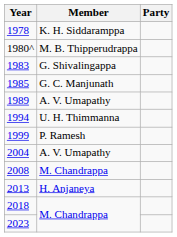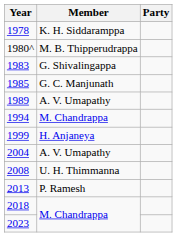(79, 118) U. H. Thimmanna -> (74, 118) M. Chandrappa
(62, 135) P. Ramesh -> (67, 135) H. Anjaneya
(74, 170) M. Chandrappa -> (79, 170) U. H. Thimmanna
(67, 188) H. Anjaneya -> (62, 188) P. Ramesh
